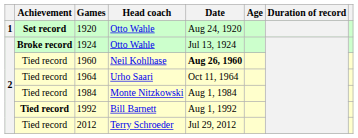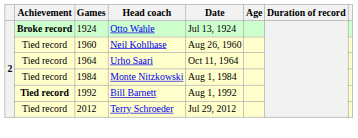- row: (87, 29)
(215, 61) bold -> (215, 45) normal
